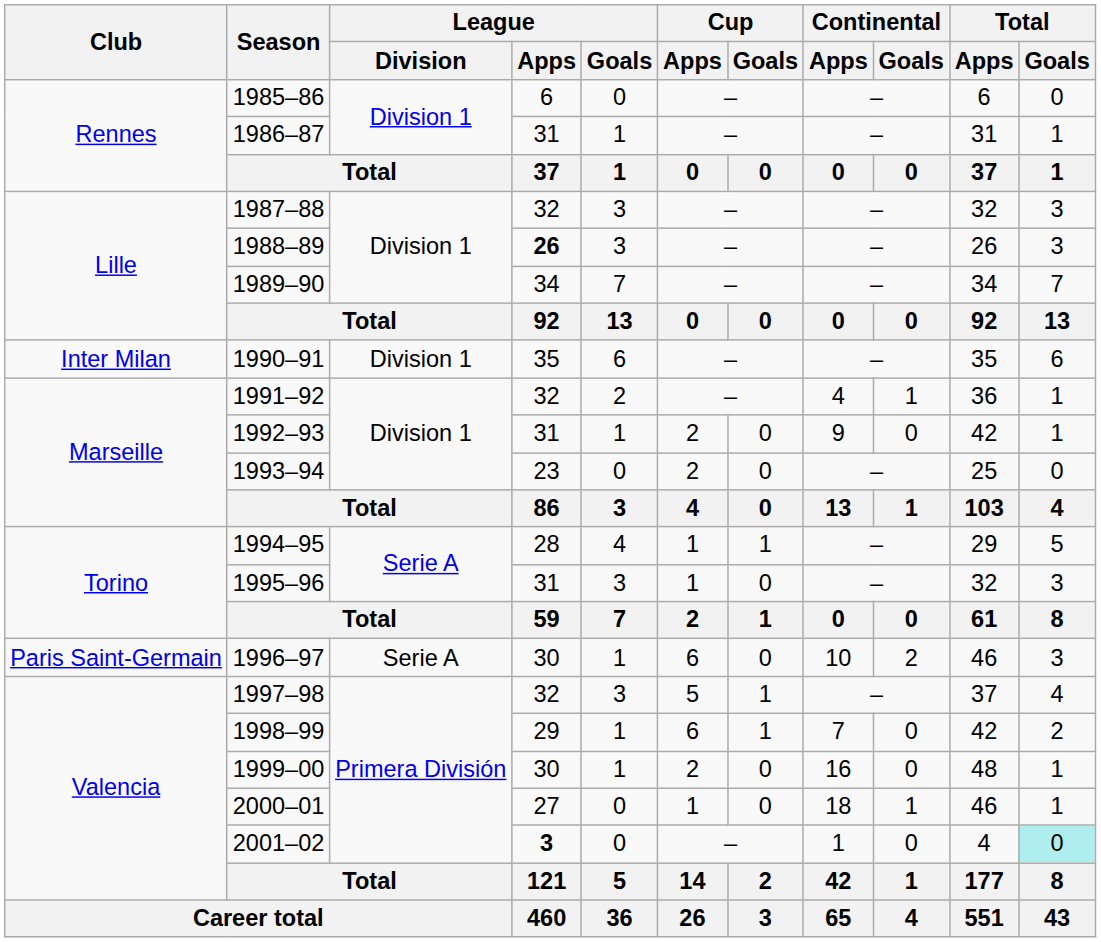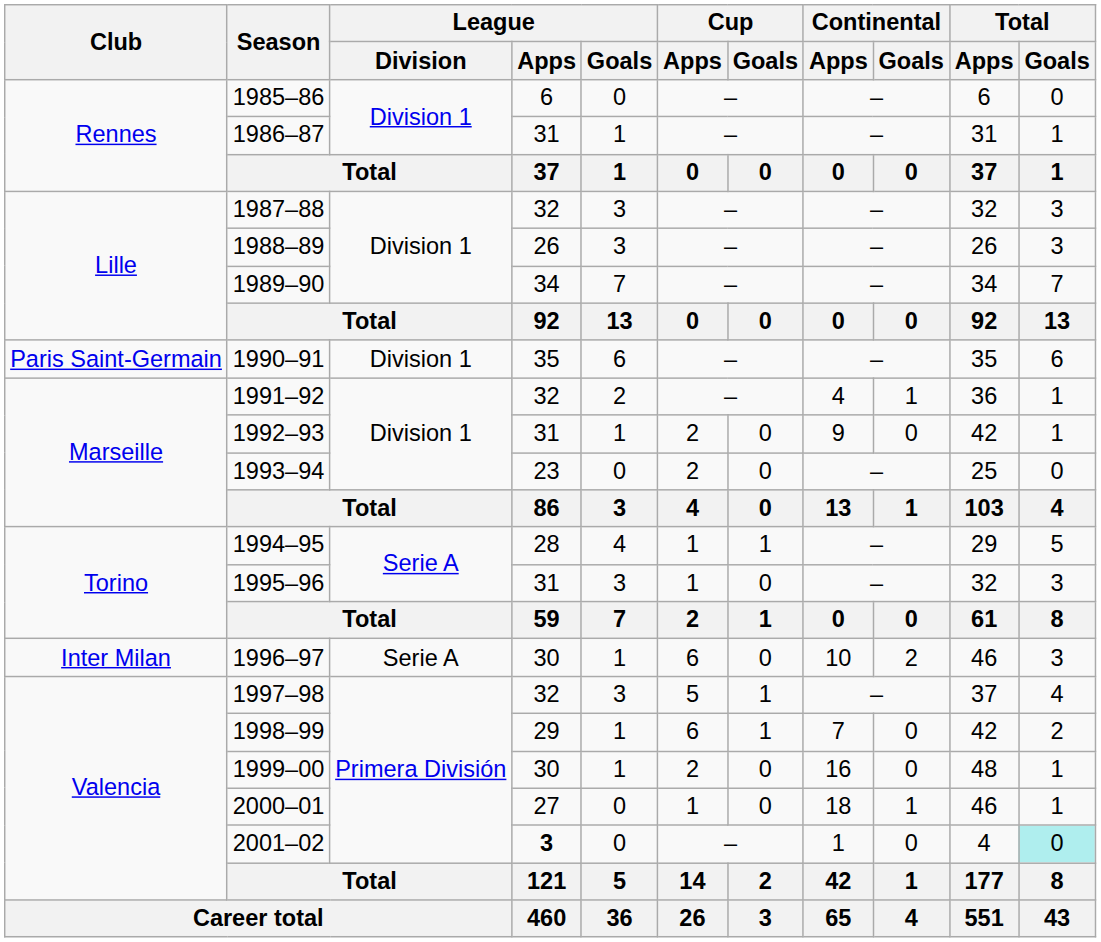(547, 246) bold -> (547, 246) normal
(116, 358) Inter Milan -> (116, 358) Paris Saint-Germain
(116, 657) Paris Saint-Germain -> (116, 657) Inter Milan
